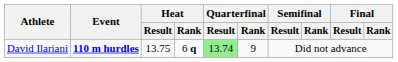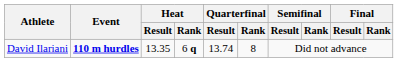(158, 49) 13.75 -> (158, 49) 13.35
(221, 49) lightgreen background -> (221, 49) no background
(253, 49) 9 -> (253, 49) 8
